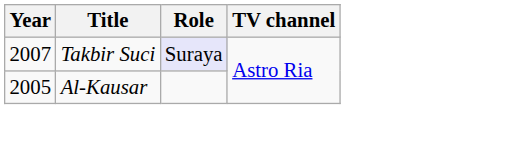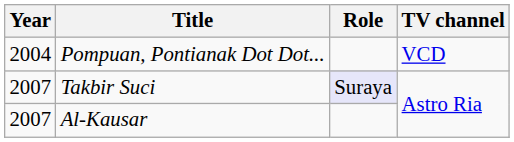+ row: (193, 53)
(30, 86) 2005 -> (30, 119) 2007
